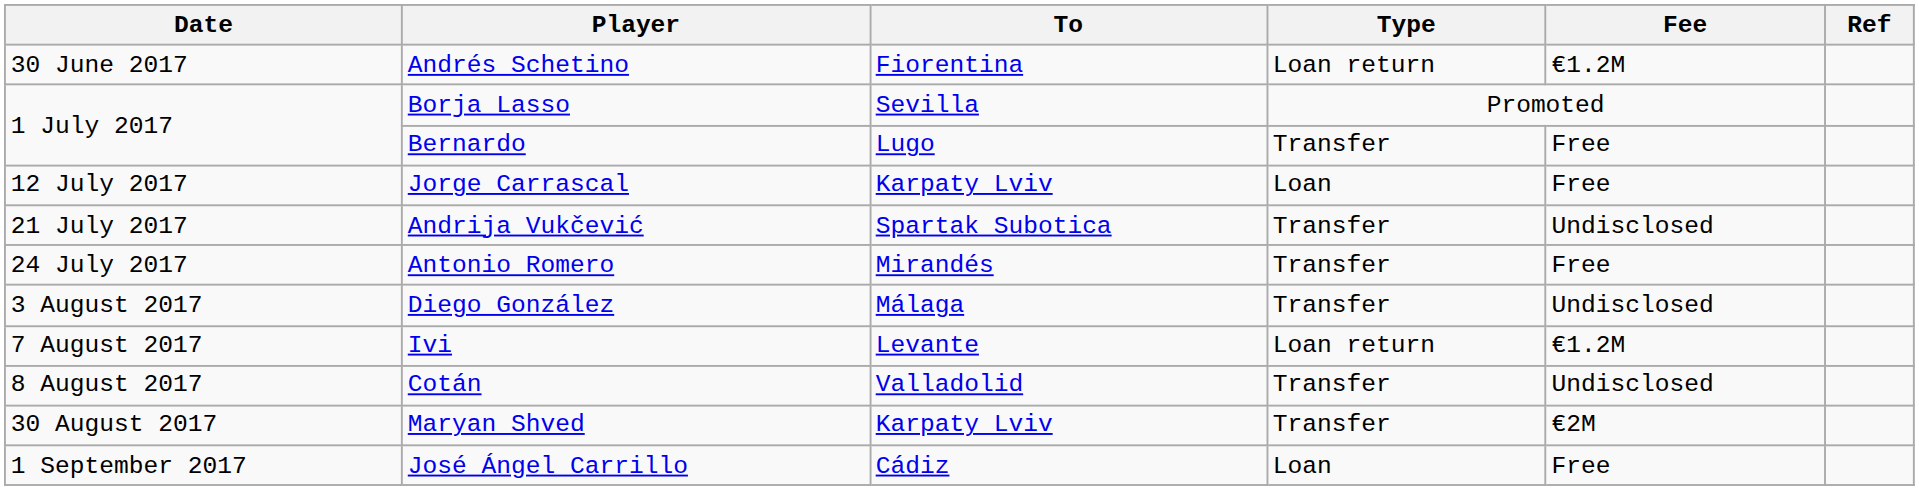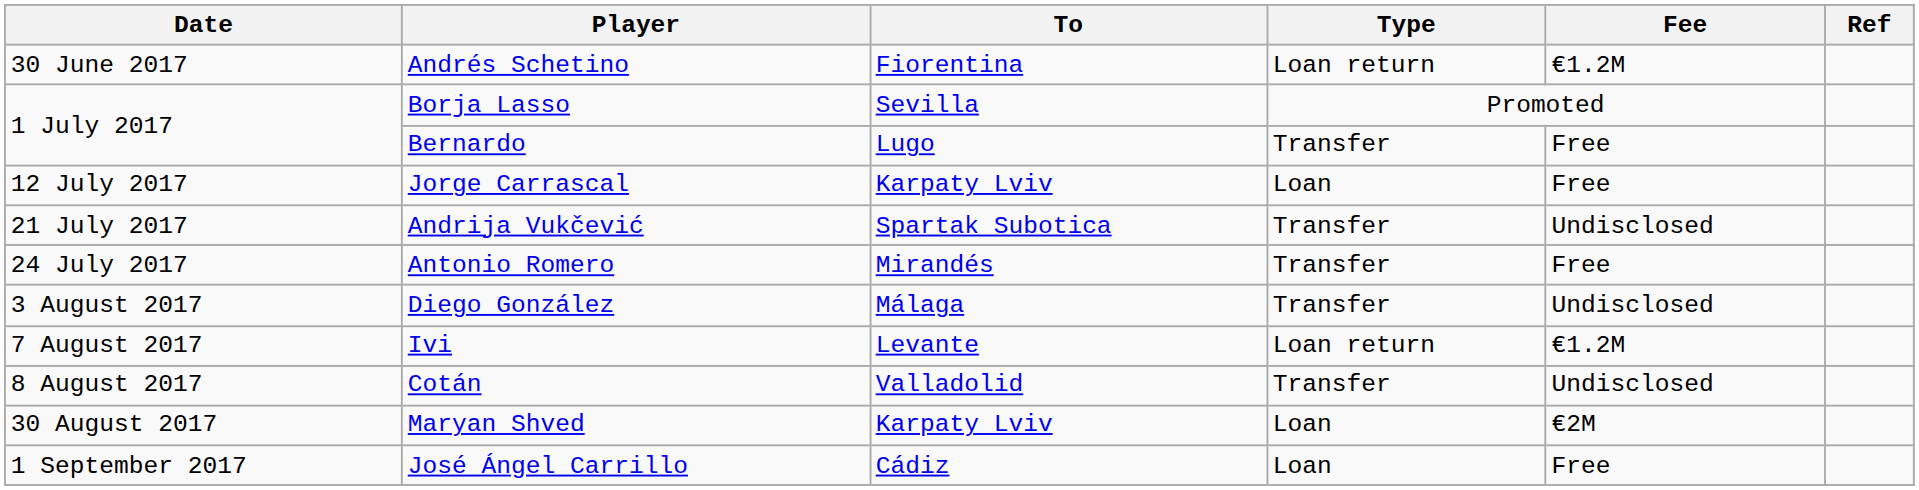(1332, 425) Transfer -> (1302, 425) Loan
